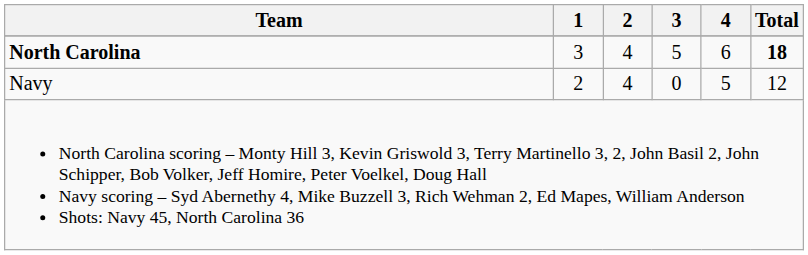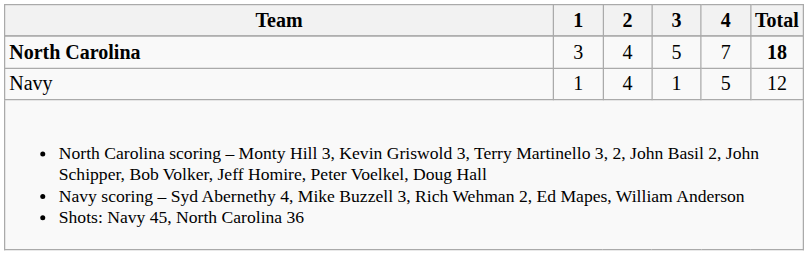(726, 52) 6 -> (726, 52) 7
(578, 83) 2 -> (578, 83) 1
(677, 83) 0 -> (677, 83) 1
